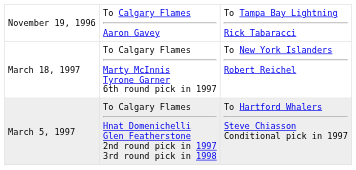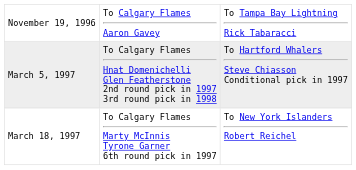rows swapped: (42, 131) <-> (44, 70)
